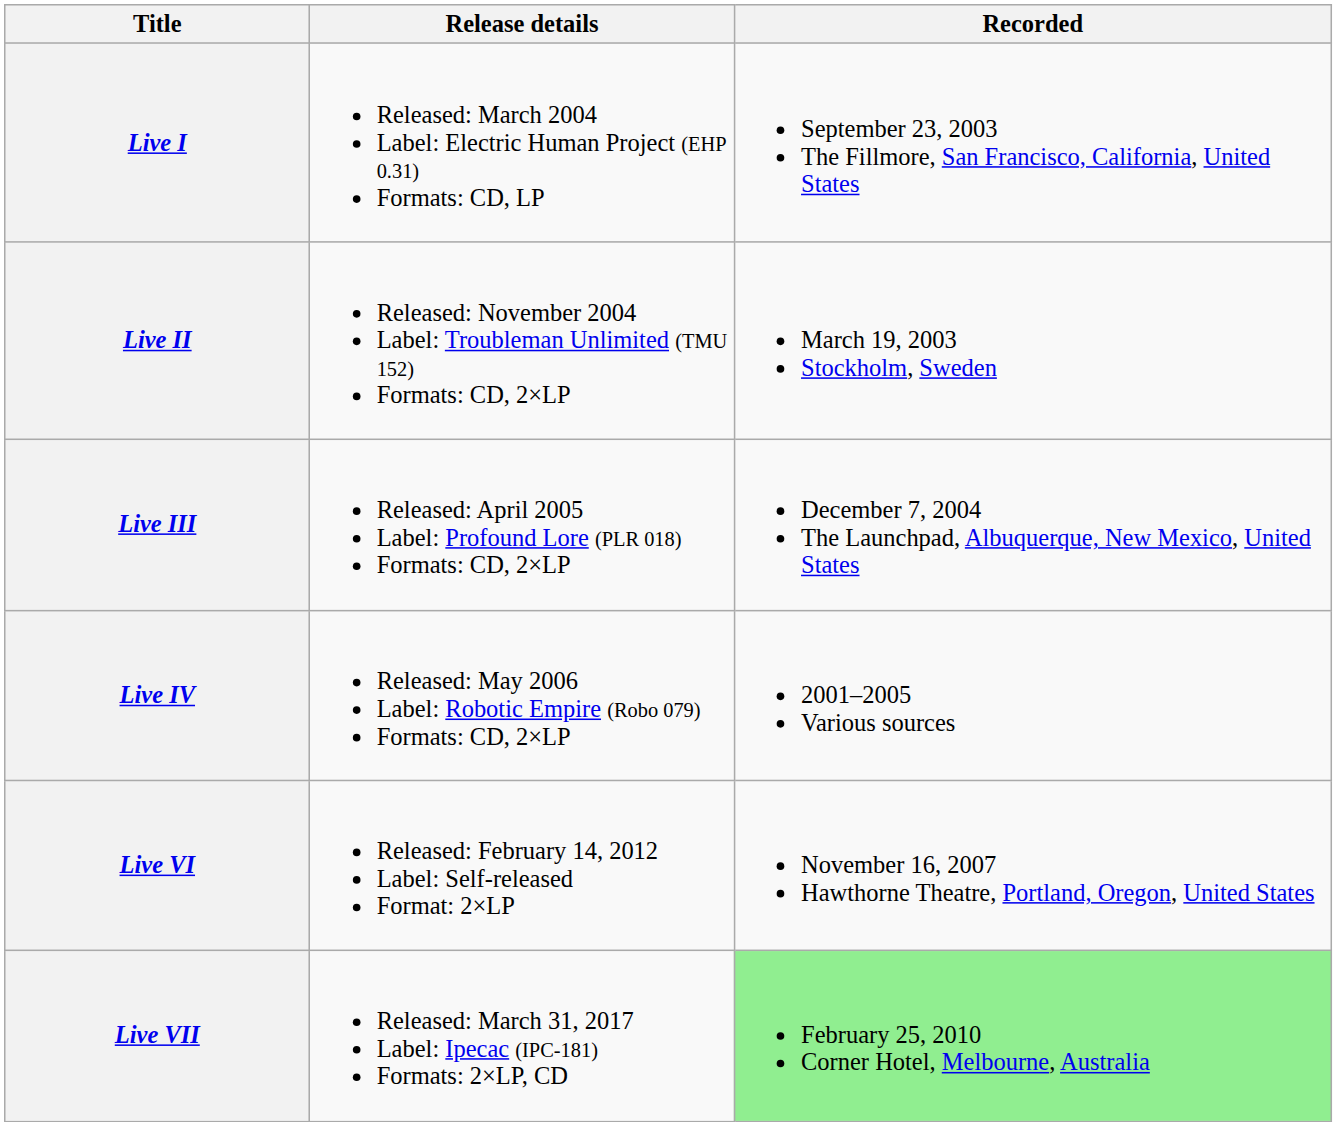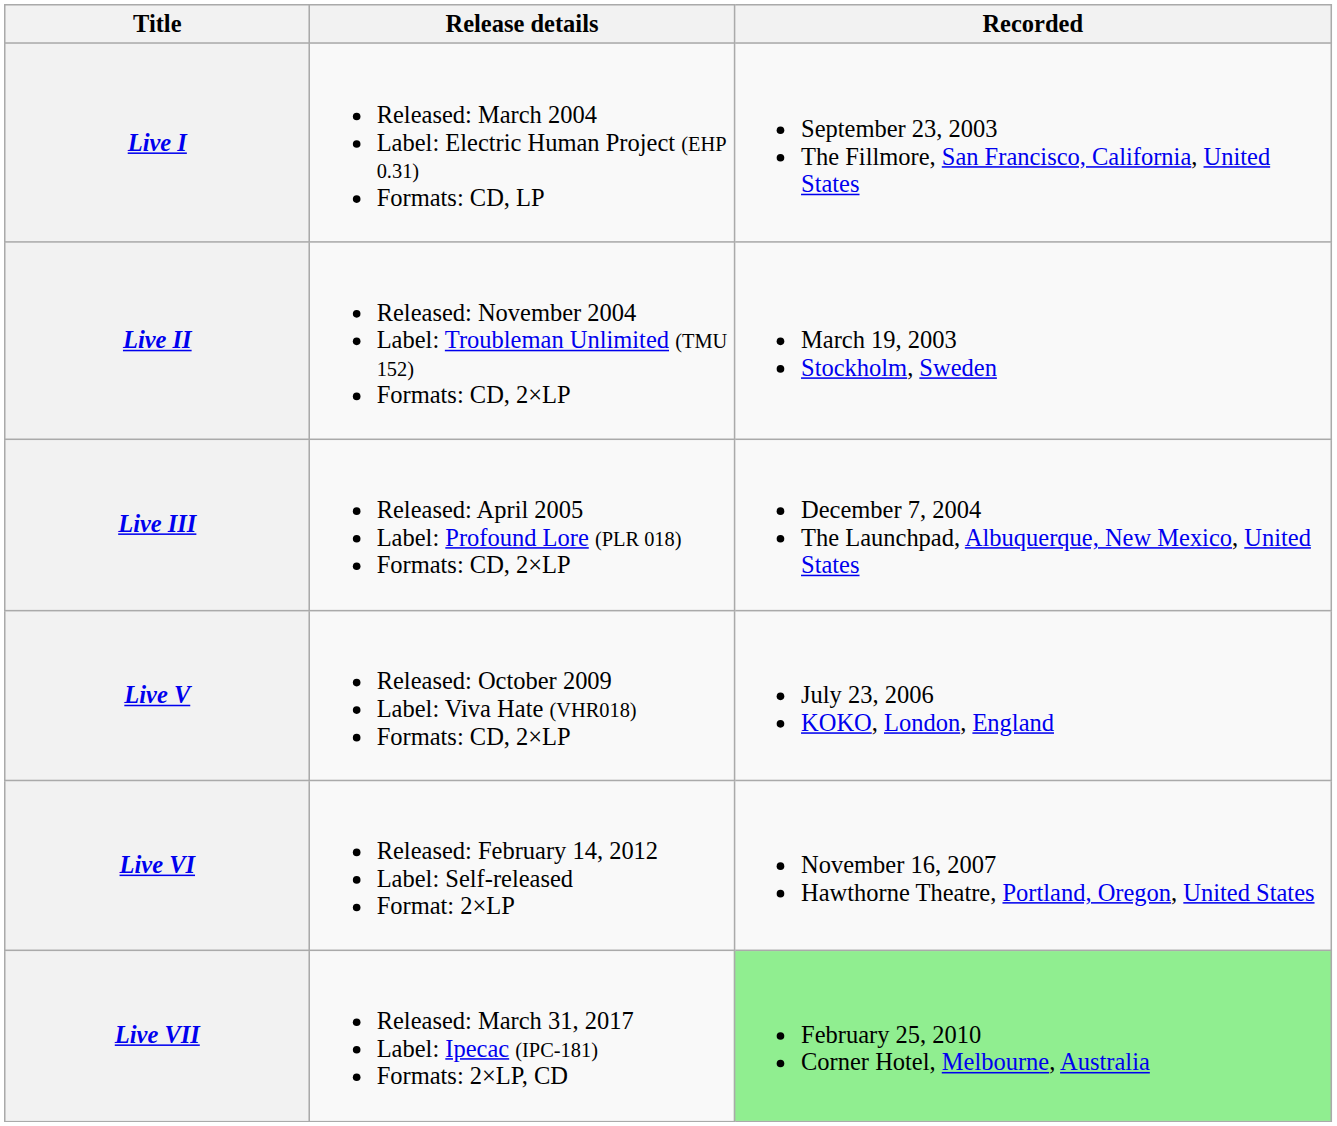- row: (157, 694)
+ row: (157, 694)
